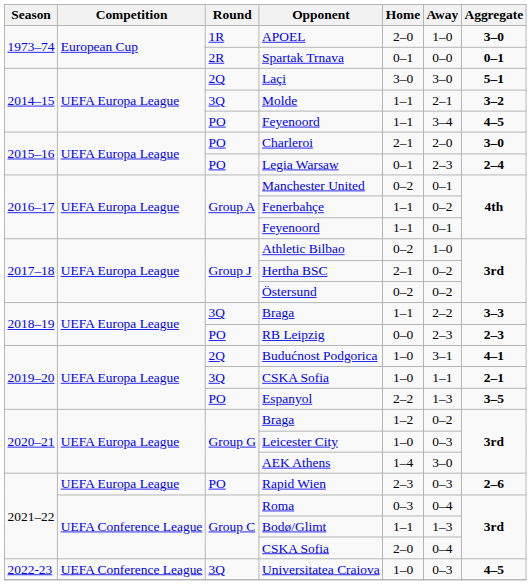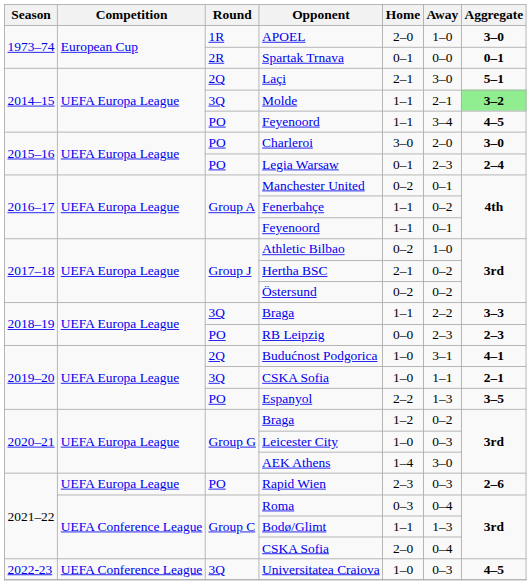(403, 79) 3–0 -> (403, 79) 2–1
(494, 100) no background -> (494, 100) lightgreen background
(403, 143) 2–1 -> (403, 143) 3–0
